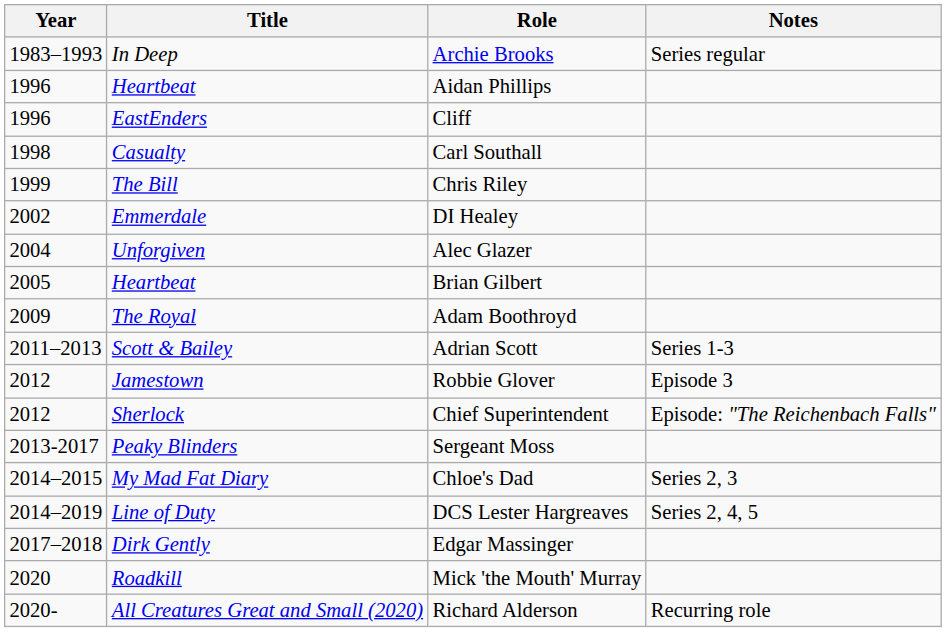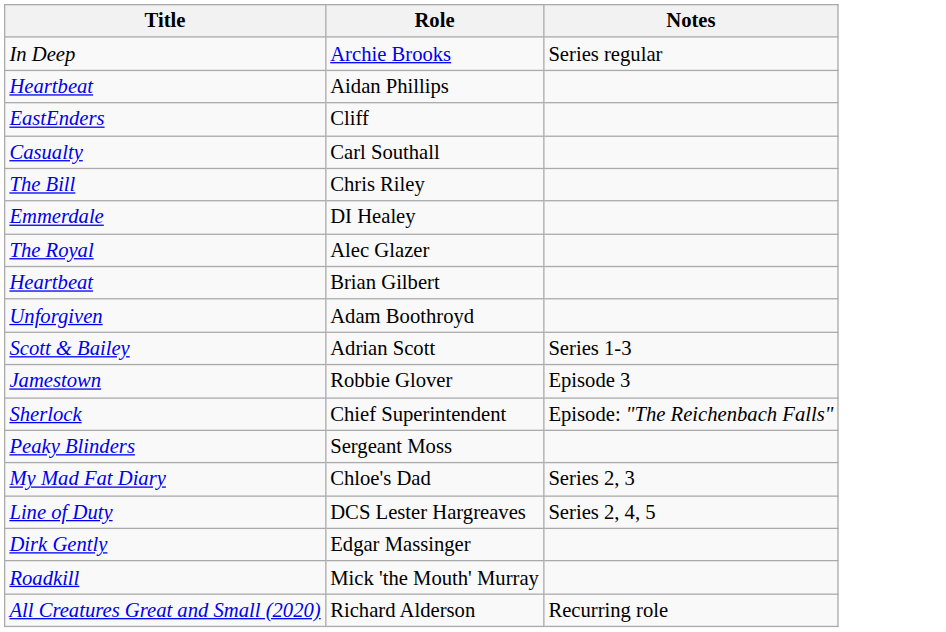- column: (56, 20)
(158, 250) Unforgiven -> (52, 250) The Royal
(154, 315) The Royal -> (56, 315) Unforgiven
